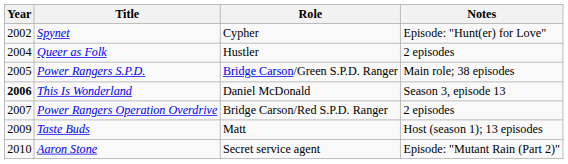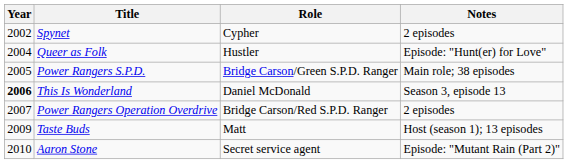(475, 33) Episode: "Hunt(er) for Love" -> (429, 33) 2 episodes
(429, 52) 2 episodes -> (475, 52) Episode: "Hunt(er) for Love"
